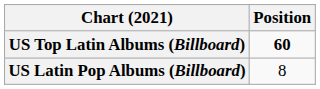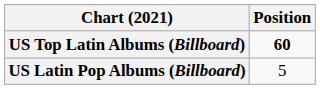(282, 71) 8 -> (282, 71) 5
